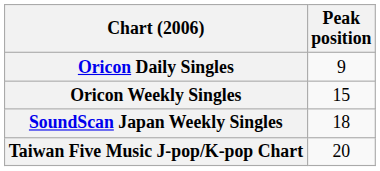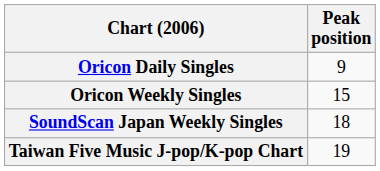(341, 151) 20 -> (341, 151) 19
